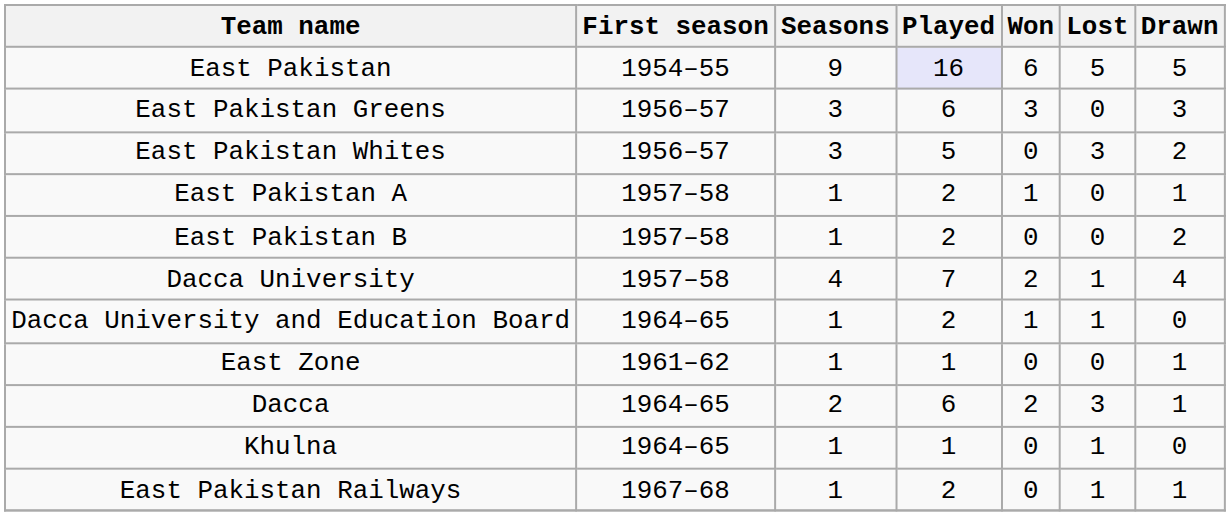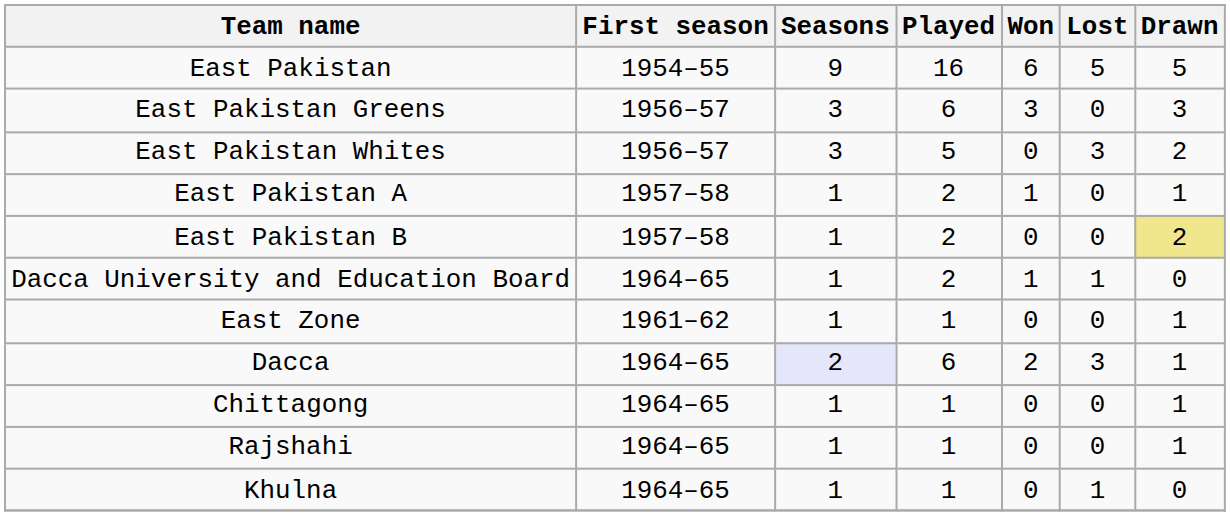(949, 68) lavender background -> (949, 68) no background
(1180, 237) no background -> (1180, 237) khaki background
- row: (291, 279)
(835, 406) no background -> (835, 363) lavender background
+ row: (291, 406)
+ row: (291, 448)
- row: (291, 490)
